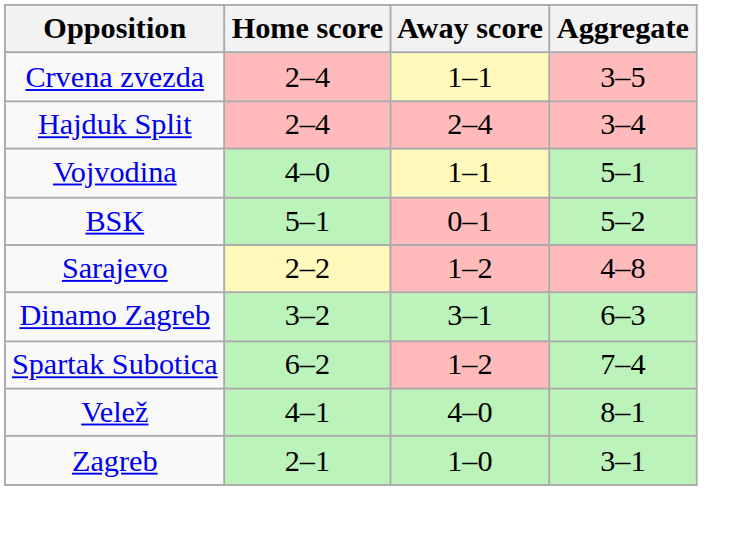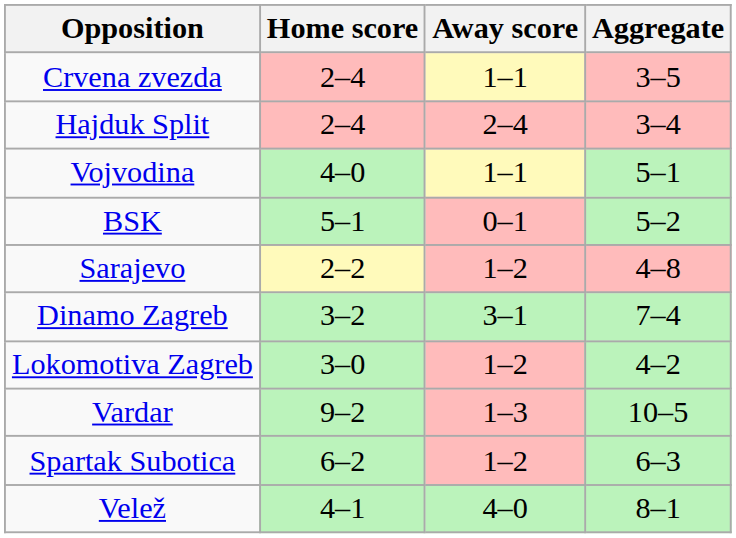(623, 316) 6–3 -> (658, 316) 7–4
+ row: (132, 364)
+ row: (132, 412)
(623, 364) 7–4 -> (658, 460) 6–3
- row: (115, 460)
